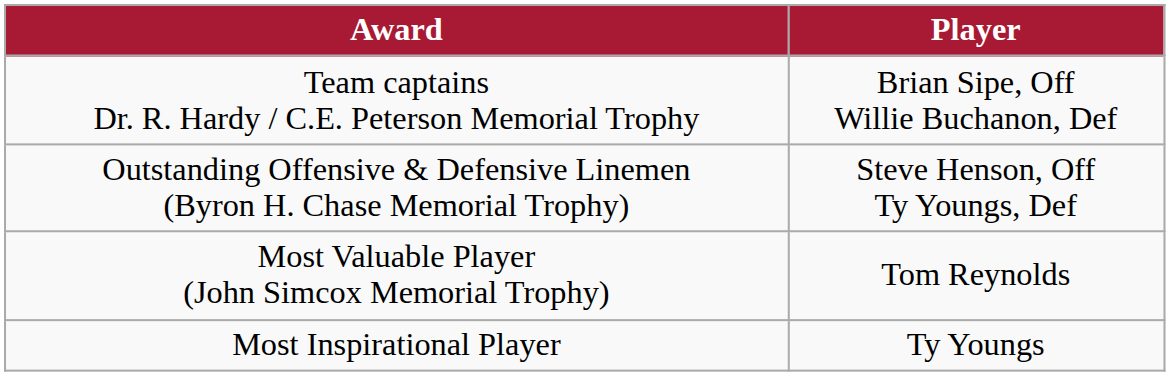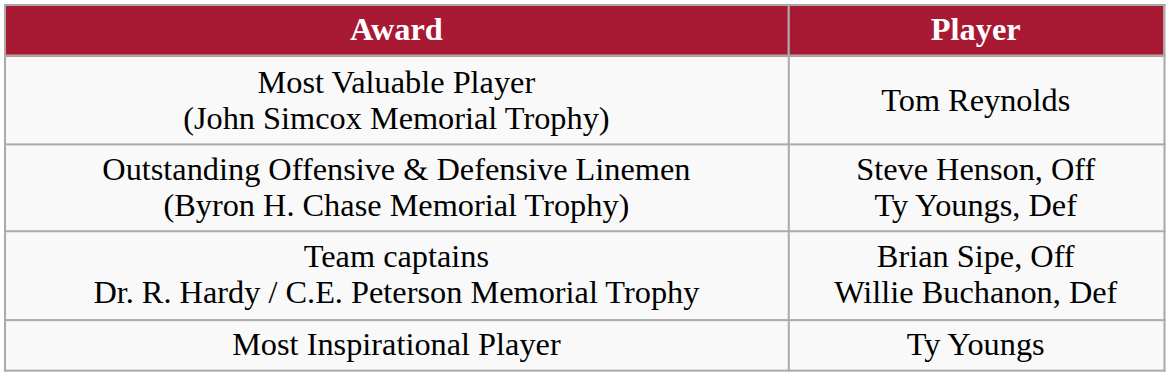rows swapped: (396, 274) <-> (396, 99)
